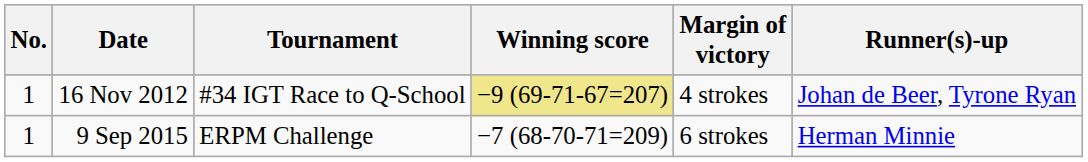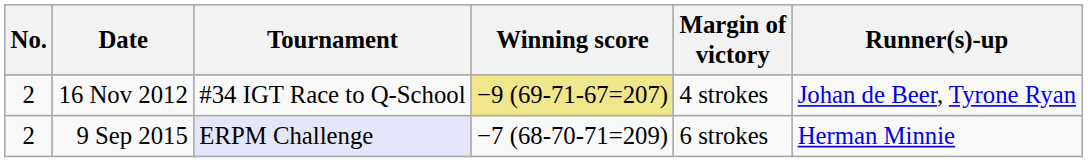(29, 95) 1 -> (29, 95) 2
(29, 136) 1 -> (29, 136) 2
(286, 136) no background -> (286, 136) lavender background
